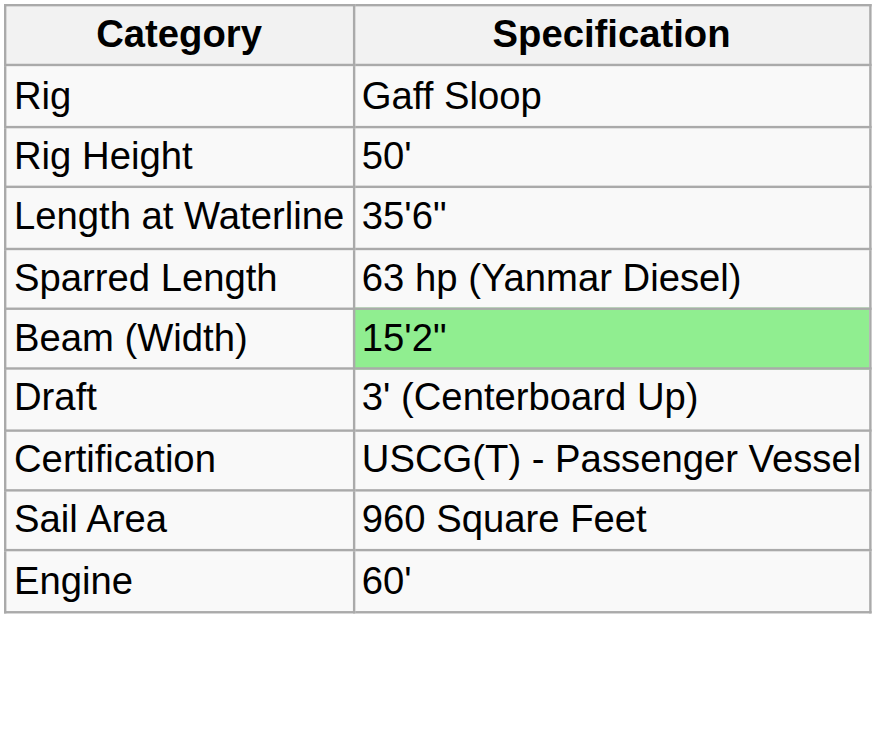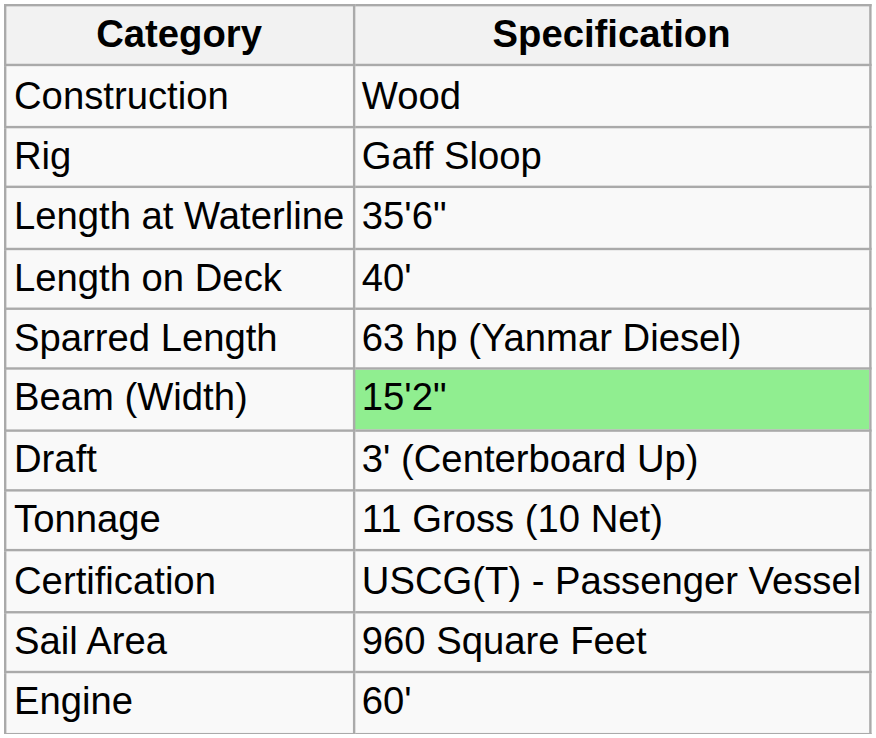+ row: (121, 95)
- row: (103, 156)
+ row: (148, 277)
+ row: (87, 519)
